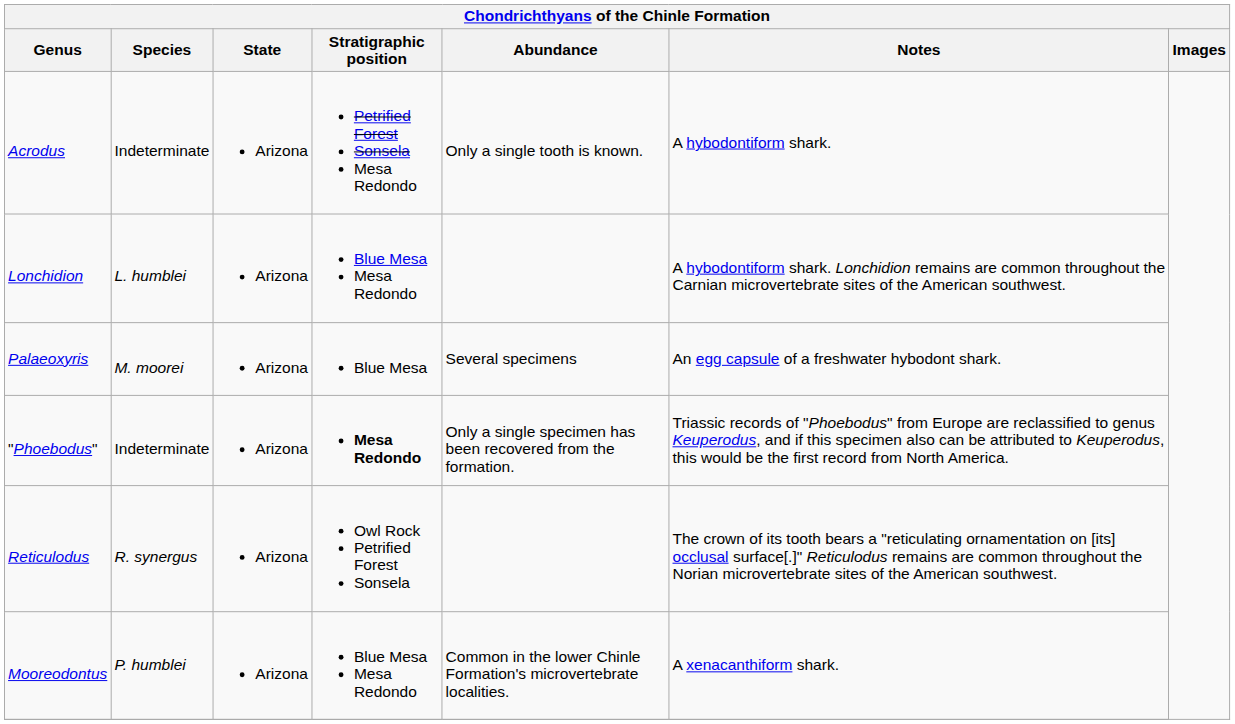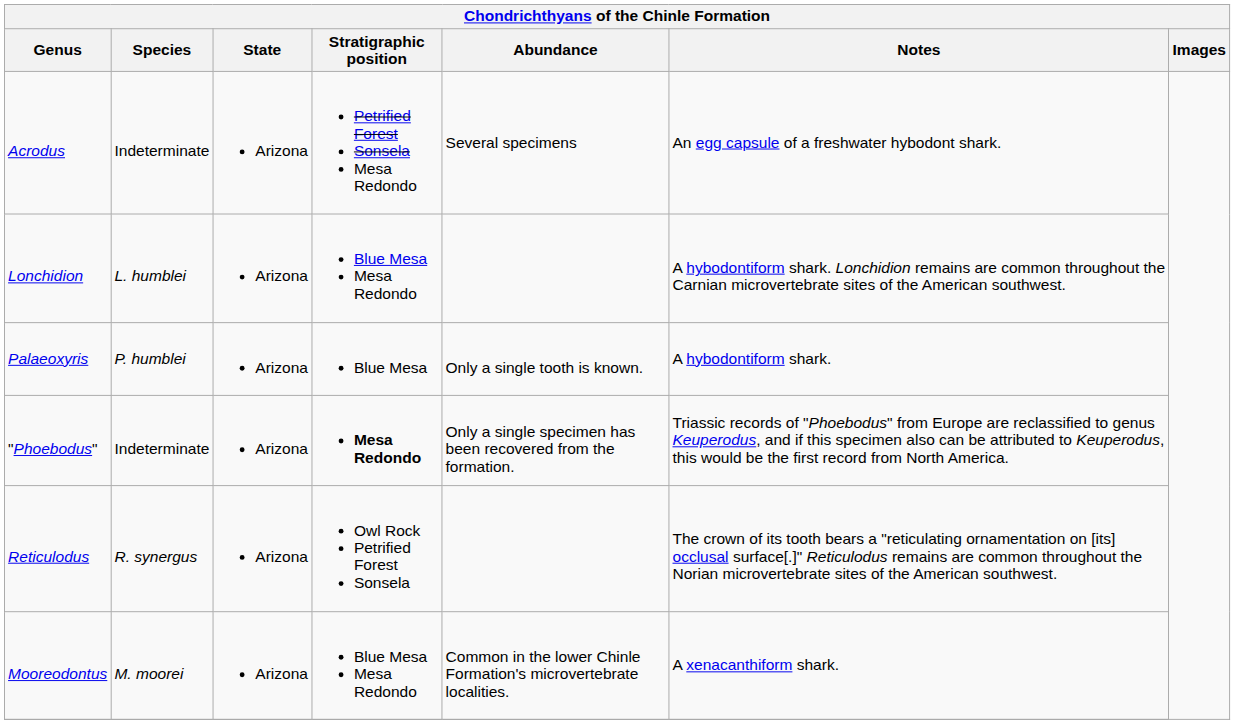(544, 151) Only a single tooth is known. -> (511, 142) Several specimens
(752, 142) A hybodontiform shark. -> (837, 142) An egg capsule of a freshwater hybodont shark.
(149, 367) M. moorei -> (150, 358) P. humblei
(511, 358) Several specimens -> (544, 367) Only a single tooth is known.
(837, 358) An egg capsule of a freshwater hybodont shark. -> (752, 358) A hybodontiform shark.
(150, 665) P. humblei -> (149, 674) M. moorei
